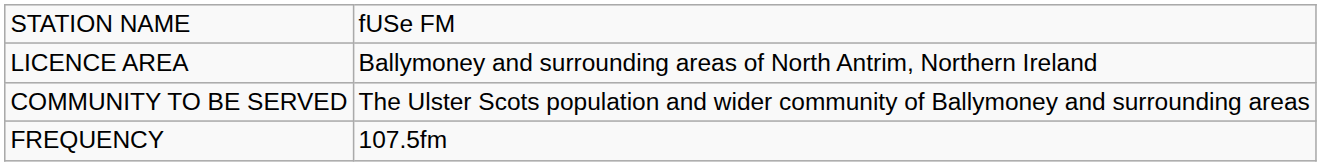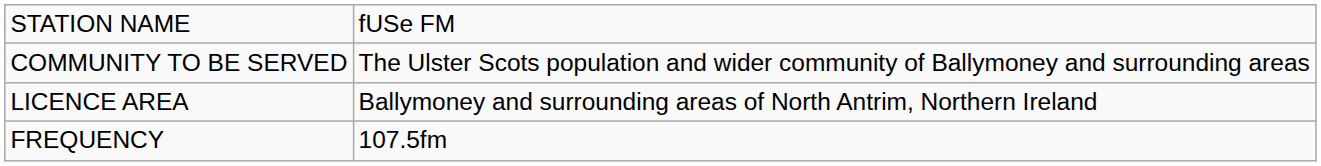rows swapped: (179, 101) <-> (100, 62)
